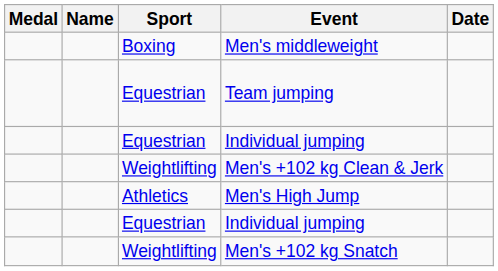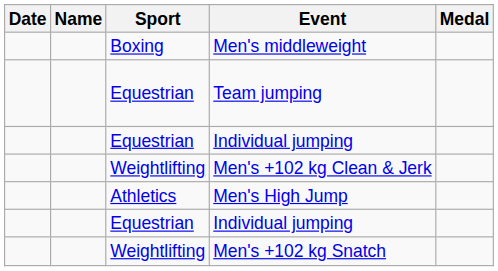columns swapped: (33, 19) <-> (470, 19)
